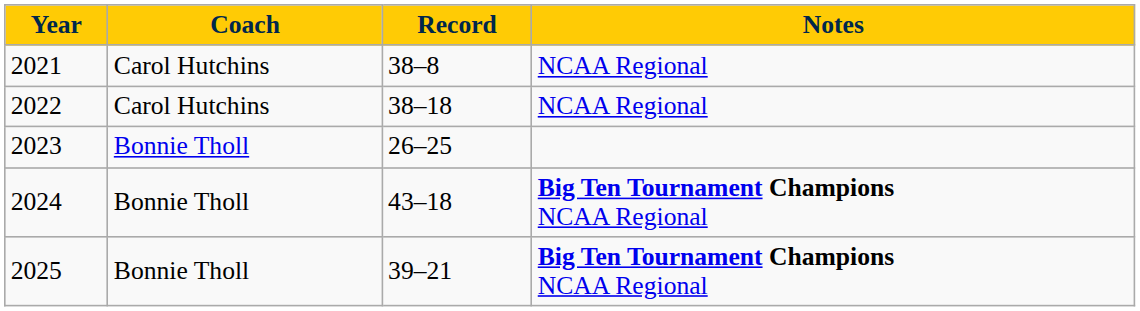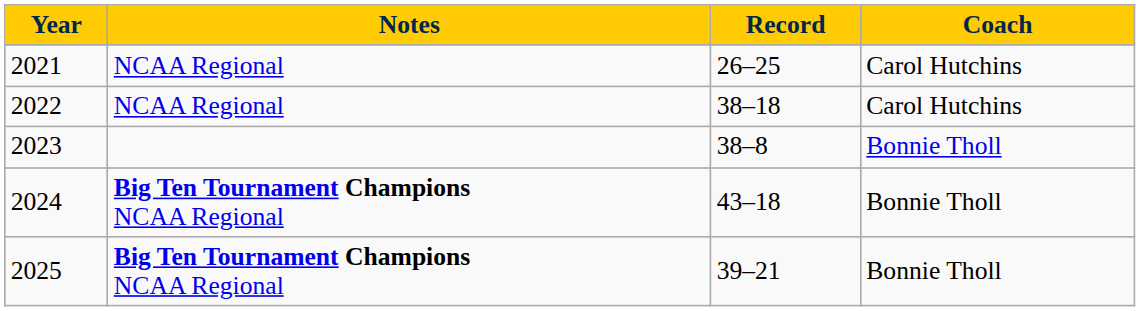columns swapped: (245, 24) <-> (833, 24)
(414, 65) 38–8 -> (749, 65) 26–25
(420, 146) 26–25 -> (742, 146) 38–8
